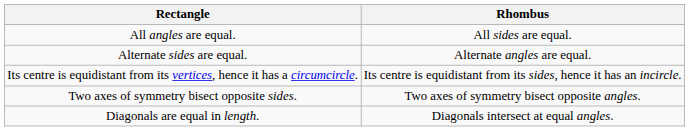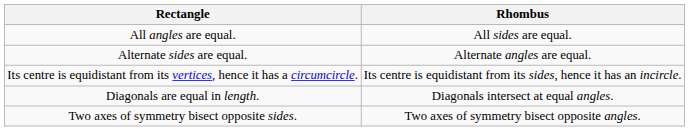rows swapped: (183, 95) <-> (183, 116)
